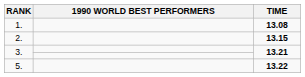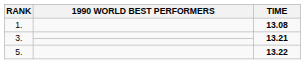- row: (19, 39)
